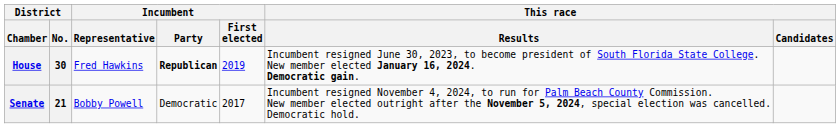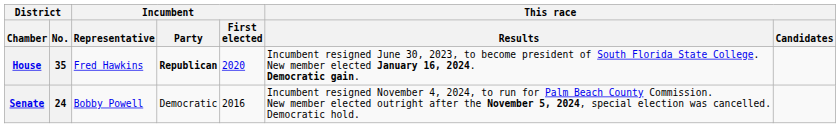(60, 66) 30 -> (60, 66) 35
(234, 66) 2019 -> (234, 66) 2020
(60, 104) 21 -> (60, 104) 24
(234, 104) 2017 -> (234, 104) 2016
